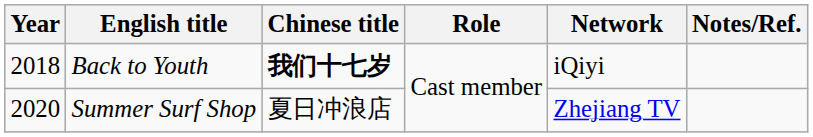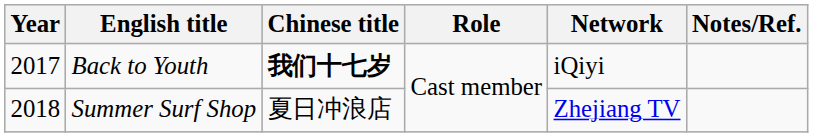(35, 65) 2018 -> (35, 65) 2017
(35, 109) 2020 -> (35, 109) 2018
